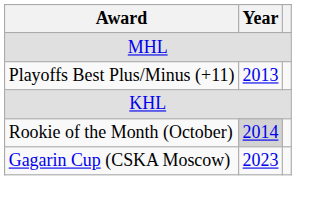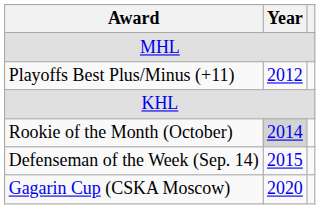(261, 75) 2013 -> (285, 75) 2012
+ row: (134, 160)
(261, 160) 2023 -> (285, 189) 2020
